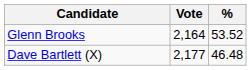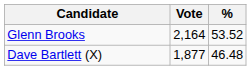(189, 55) 2,177 -> (189, 55) 1,877
